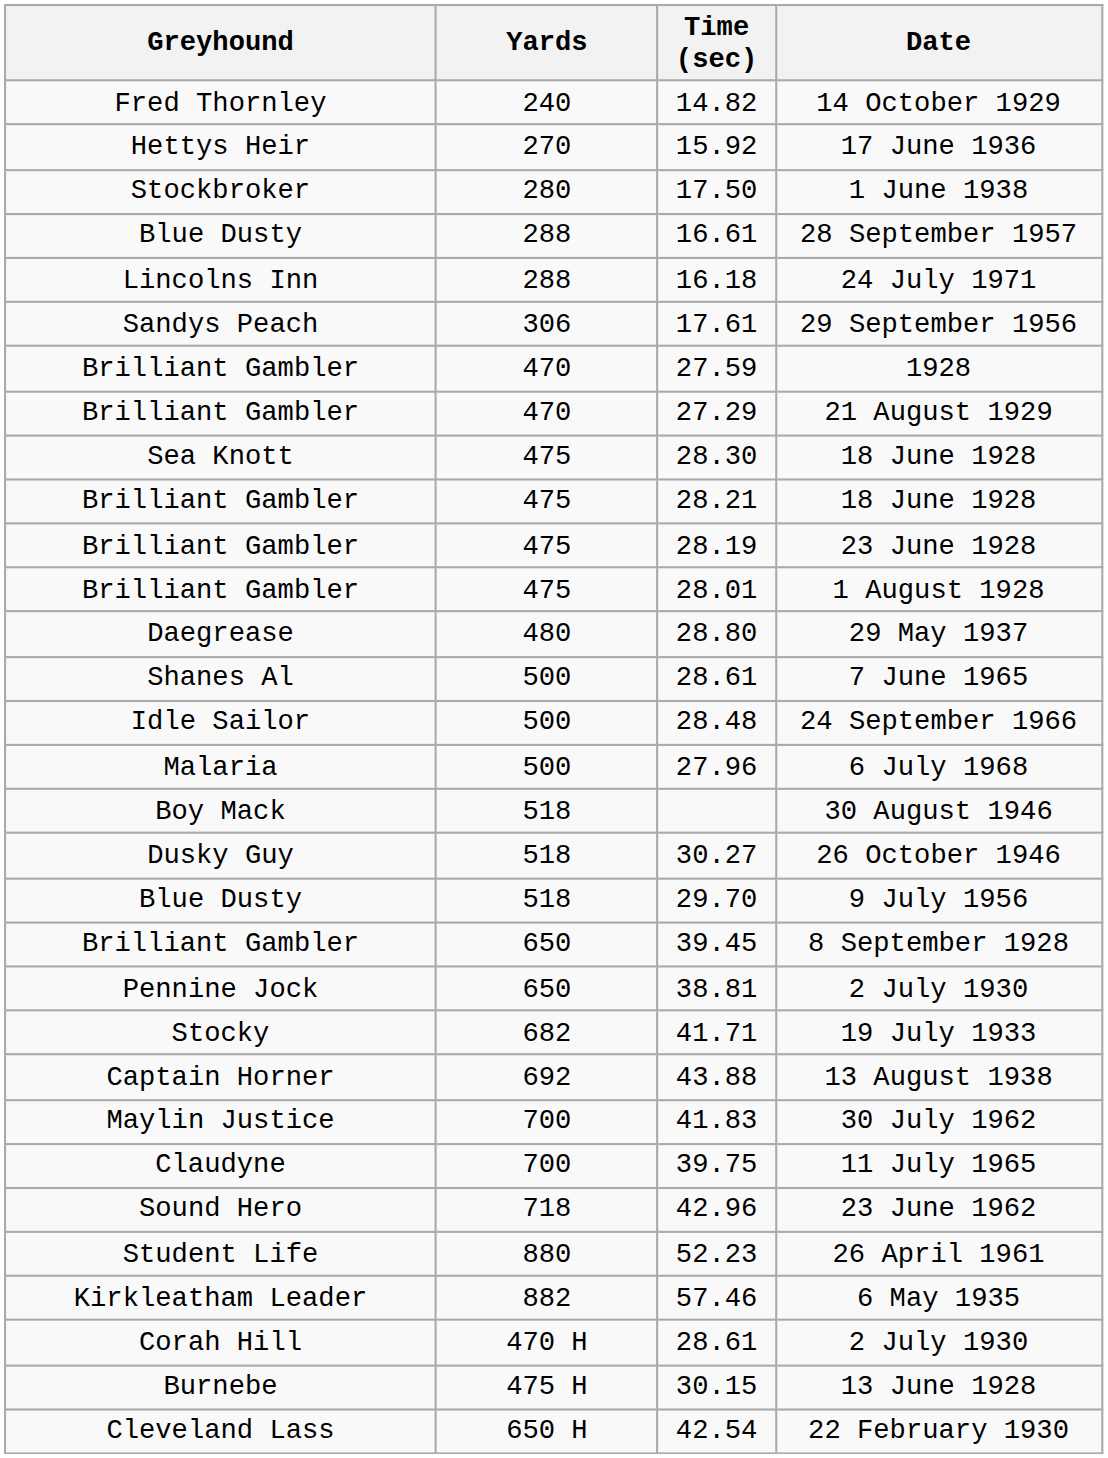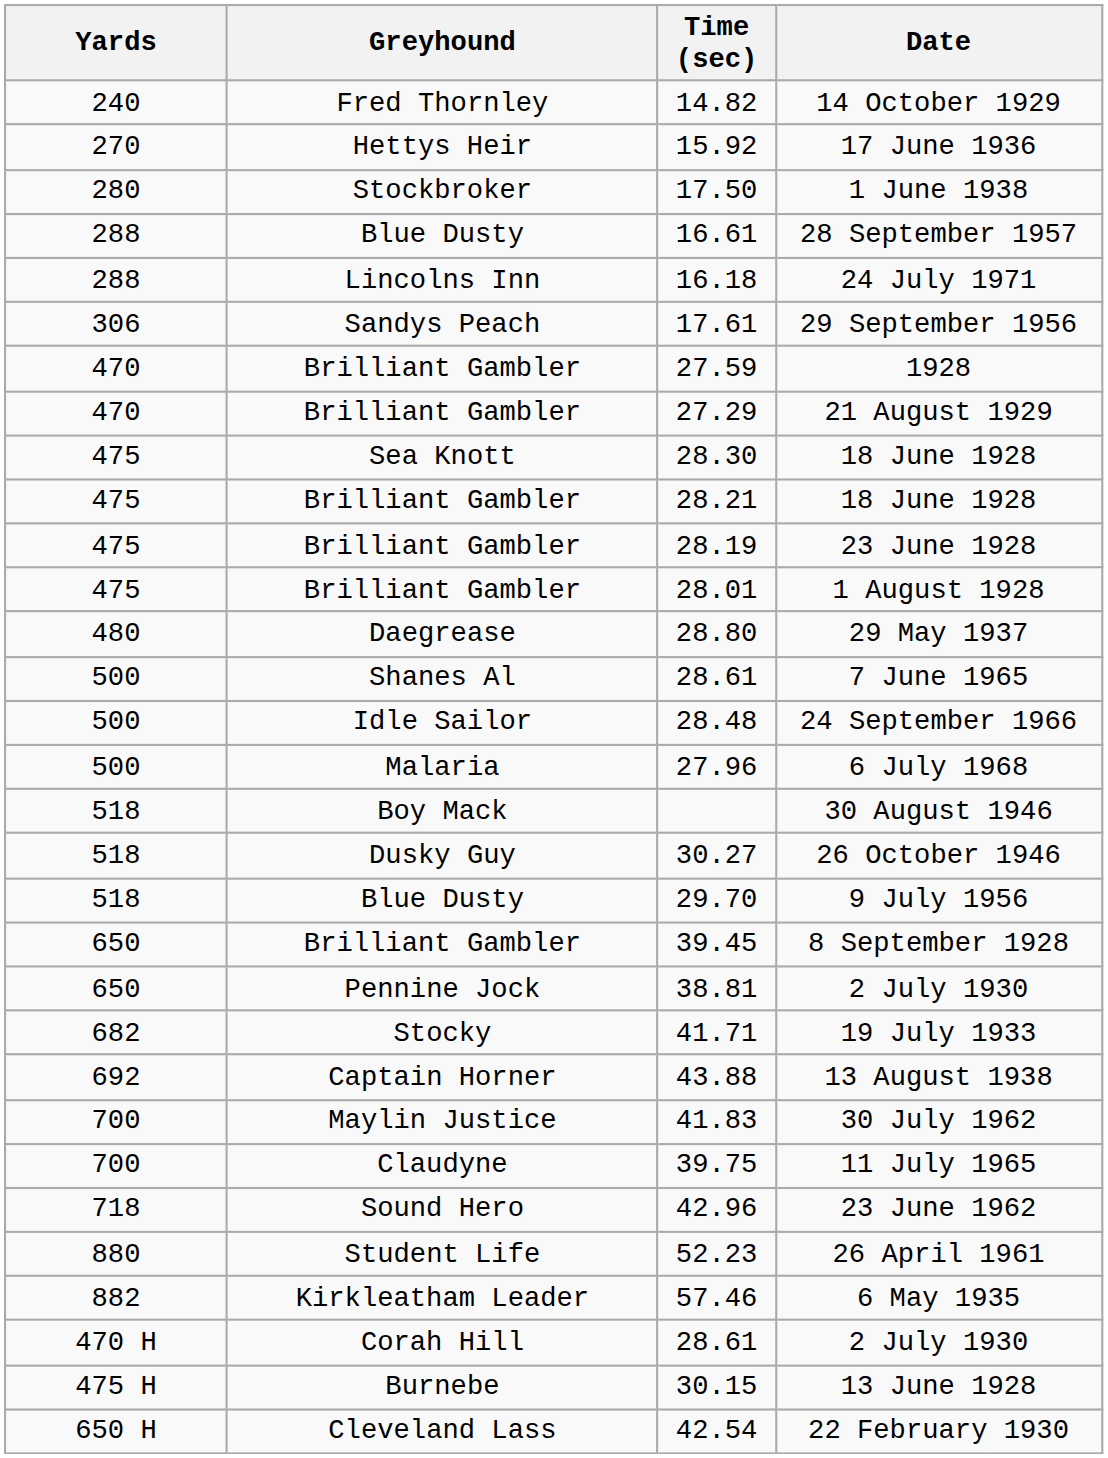columns swapped: (547, 43) <-> (221, 43)
